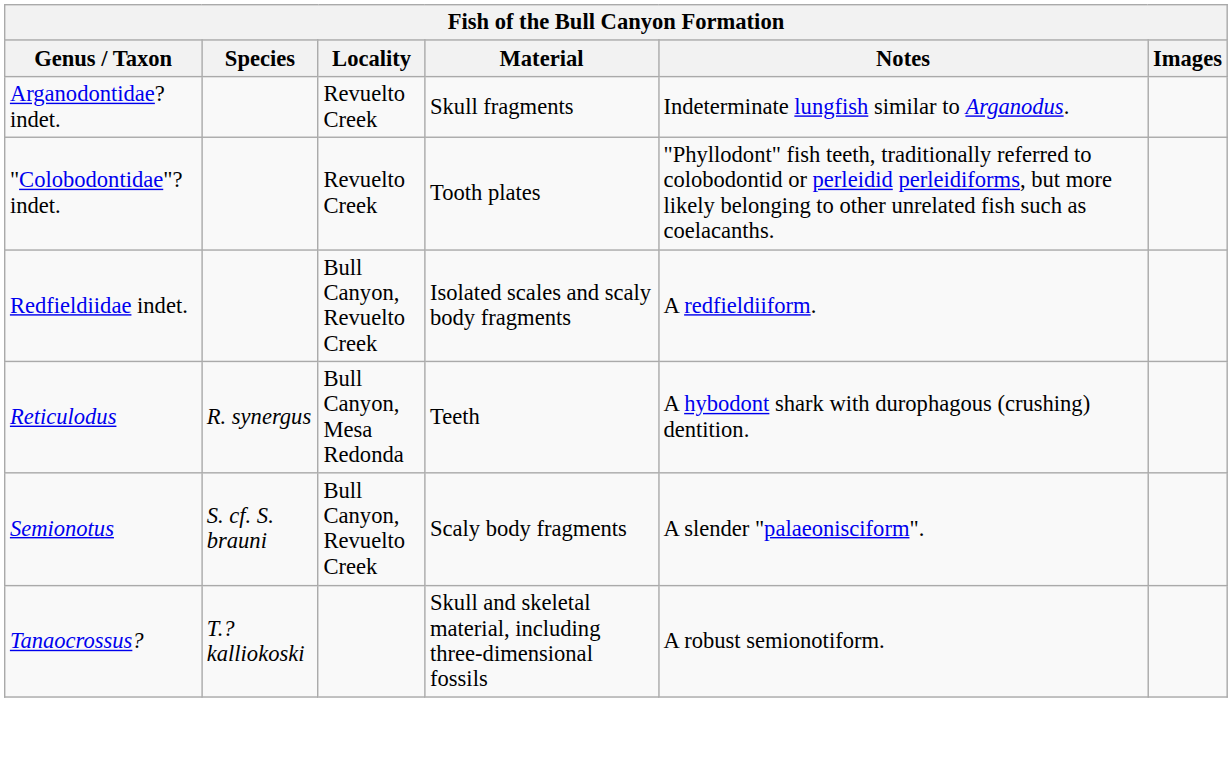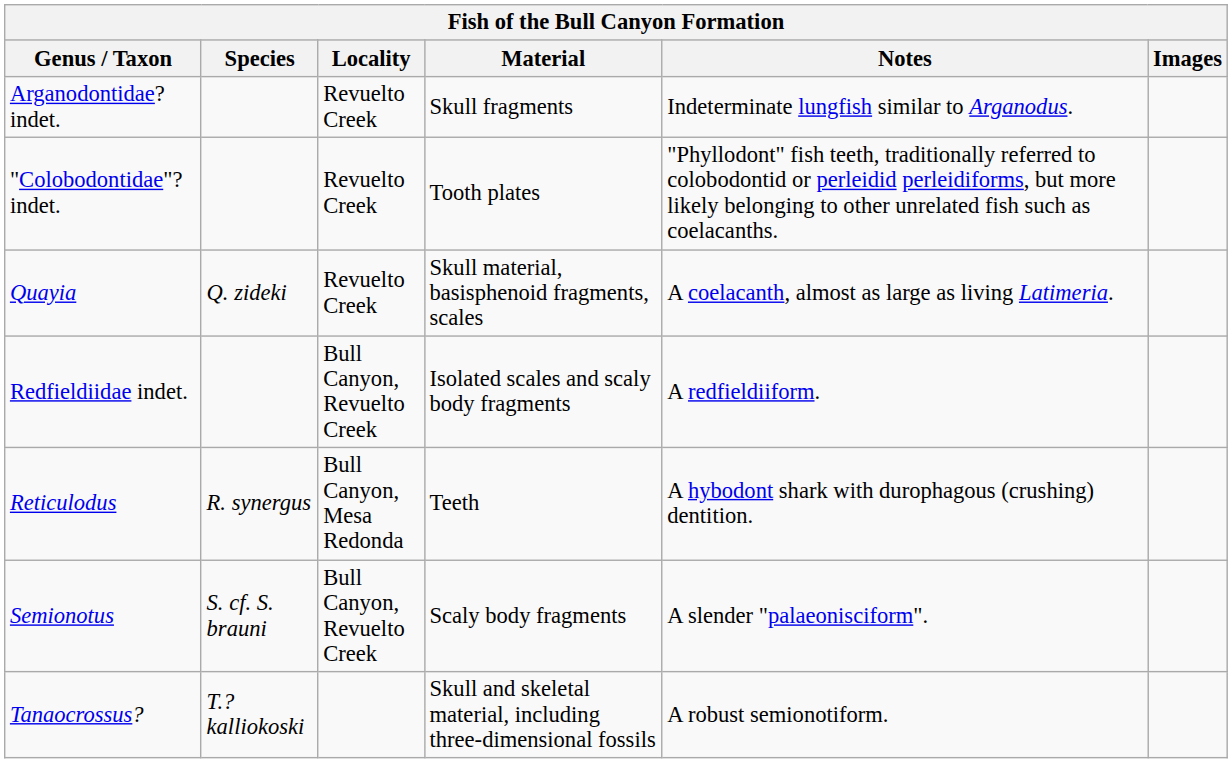+ row: (43, 292)
